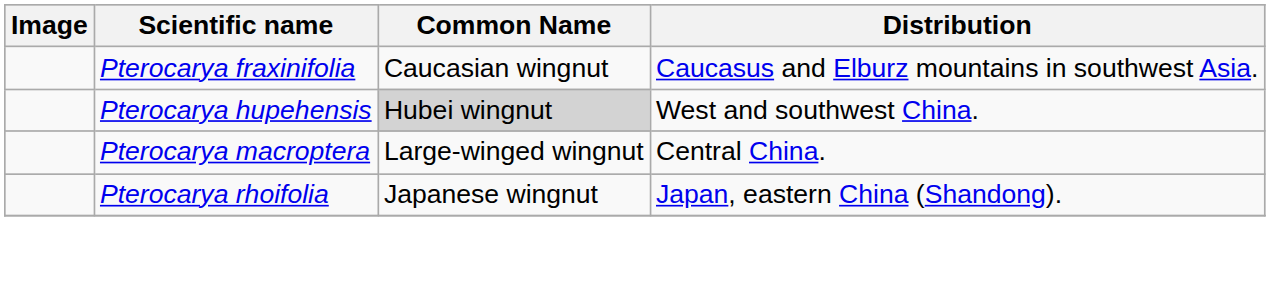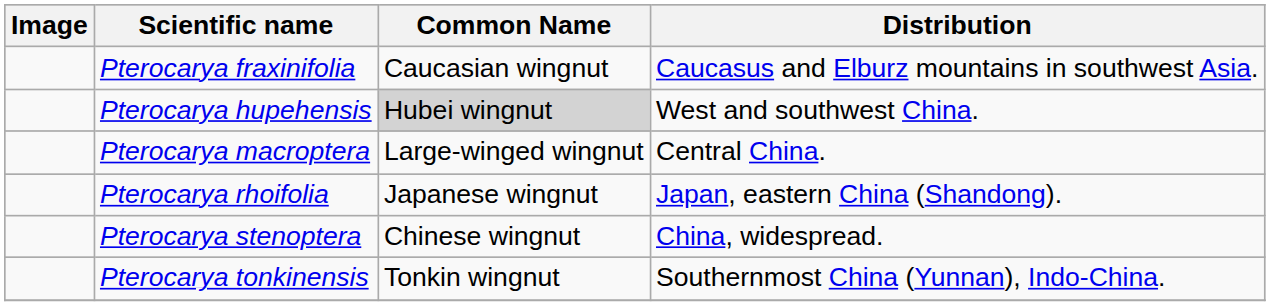+ row: (231, 236)
+ row: (234, 278)
